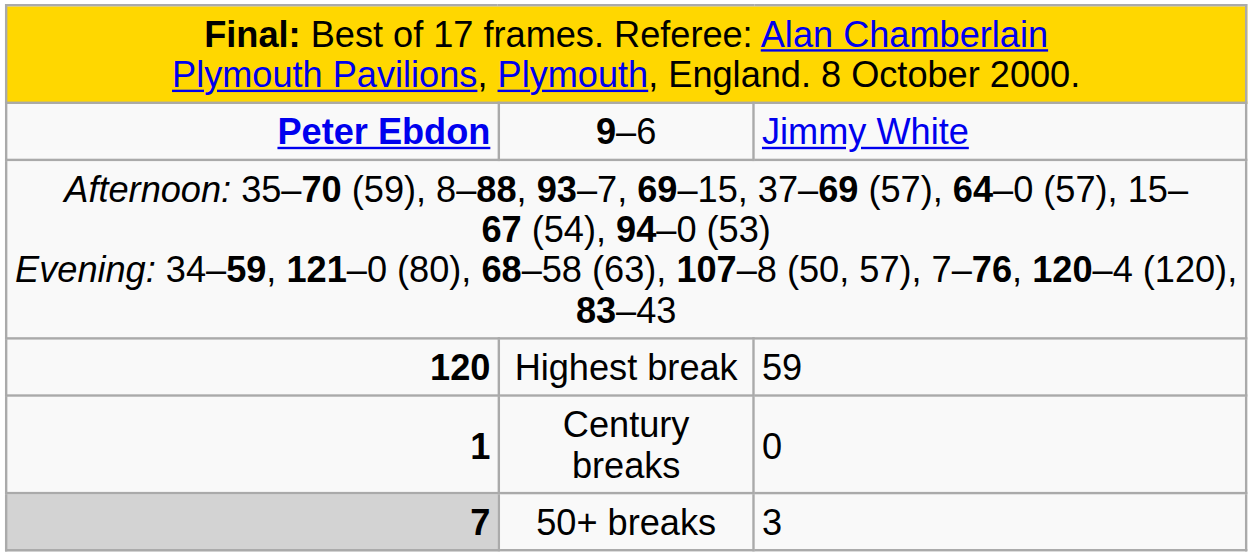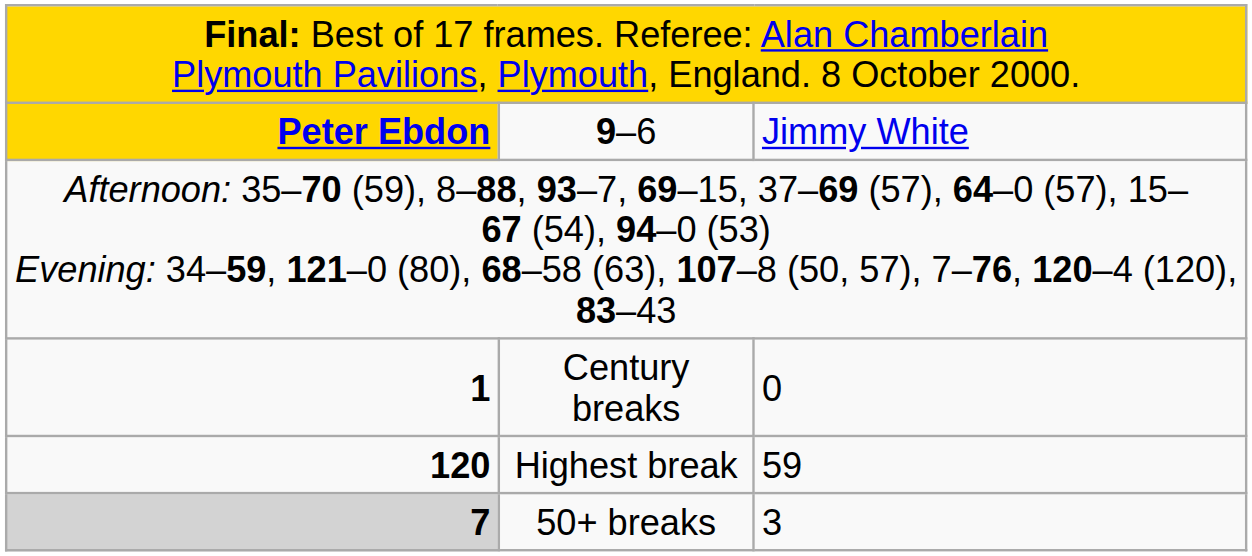(384, 132) no background -> (384, 132) gold background
rows swapped: (626, 368) <-> (626, 445)
